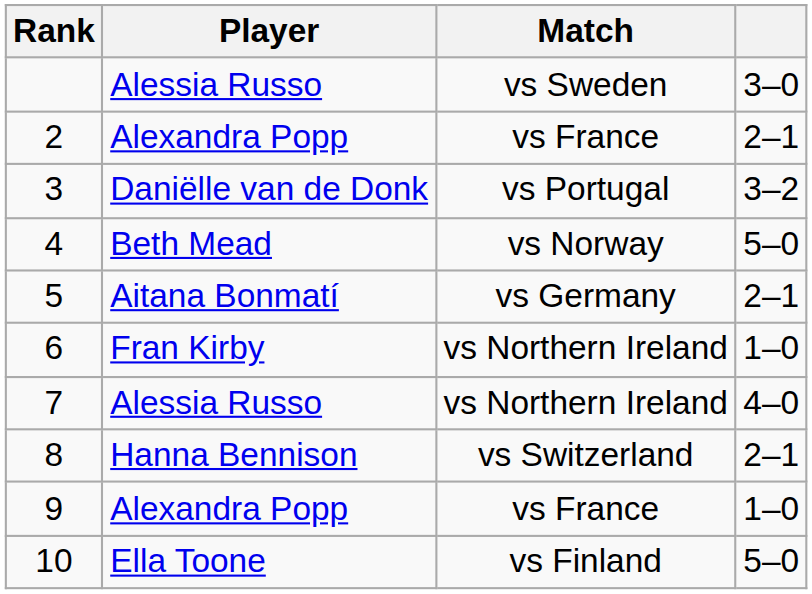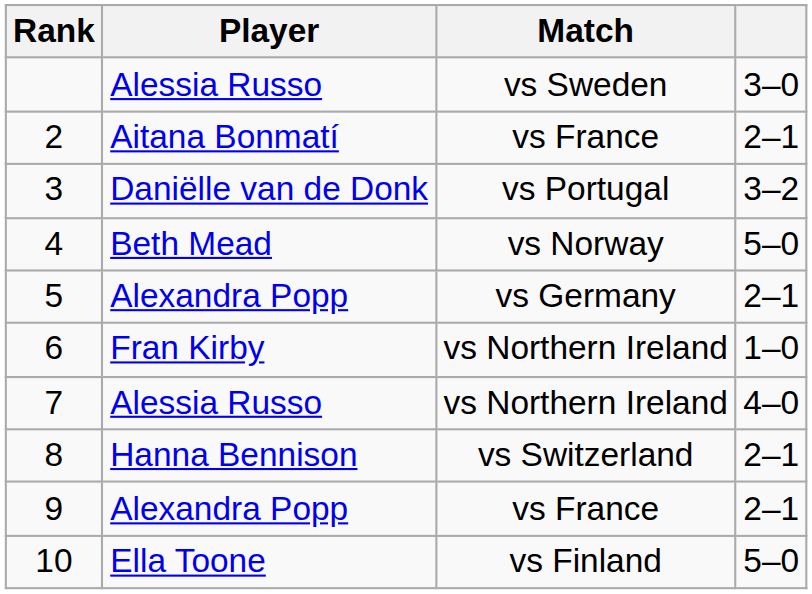(229, 137) Alexandra Popp -> (225, 137) Aitana Bonmatí
(225, 296) Aitana Bonmatí -> (229, 296) Alexandra Popp
(771, 508) 1–0 -> (771, 508) 2–1
